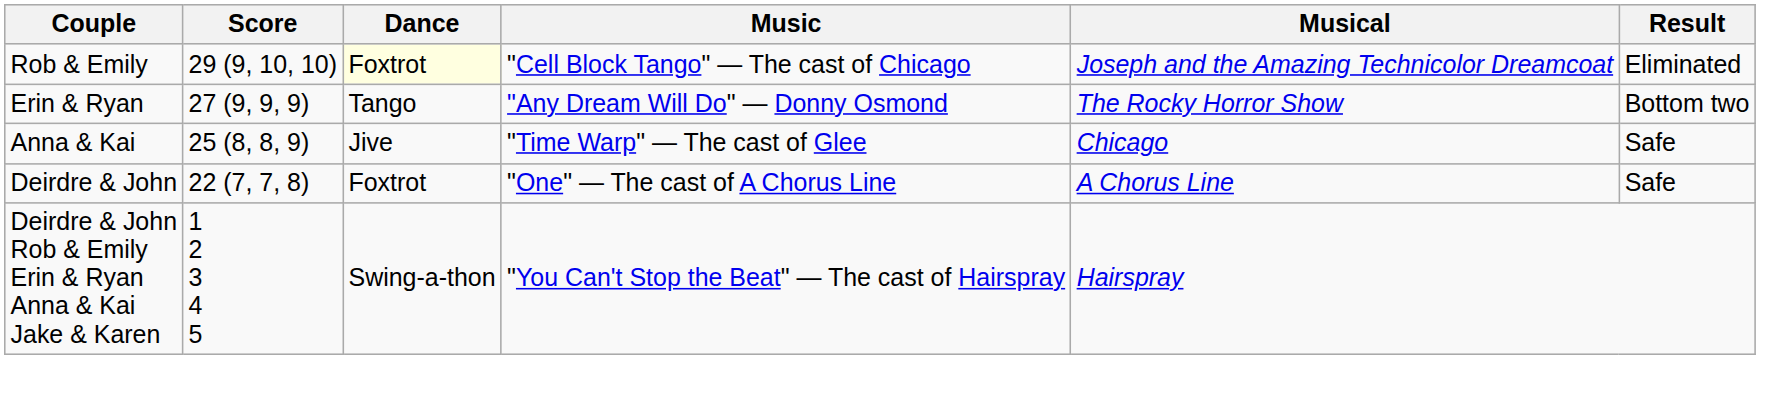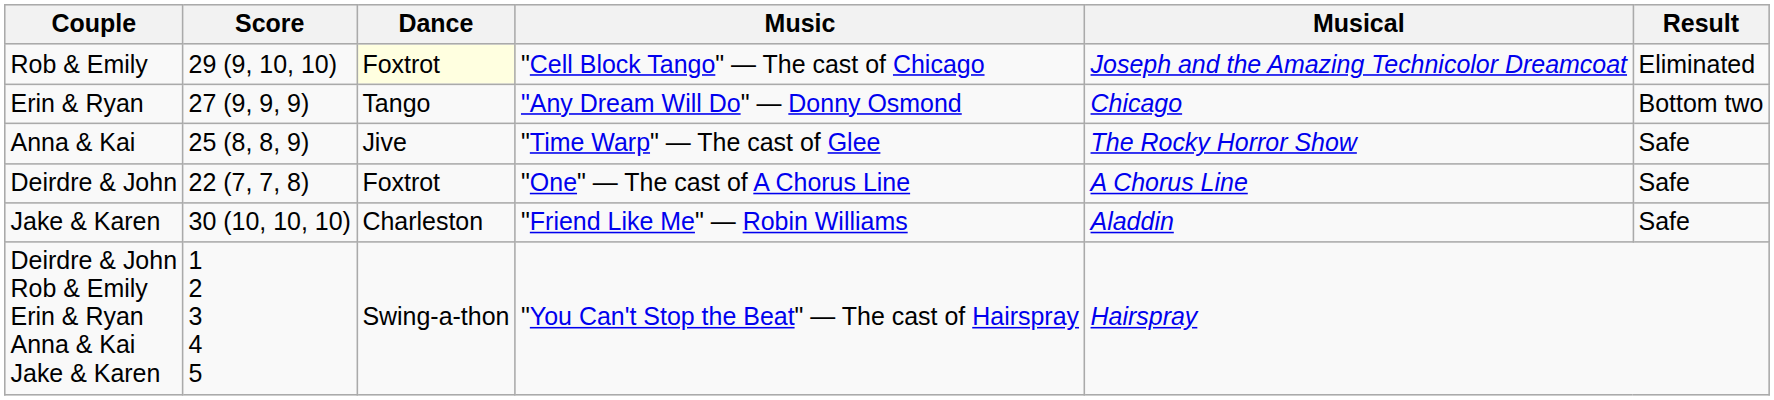(1210, 103) The Rocky Horror Show -> (1136, 103) Chicago
(1122, 143) Chicago -> (1224, 143) The Rocky Horror Show
+ row: (85, 222)
